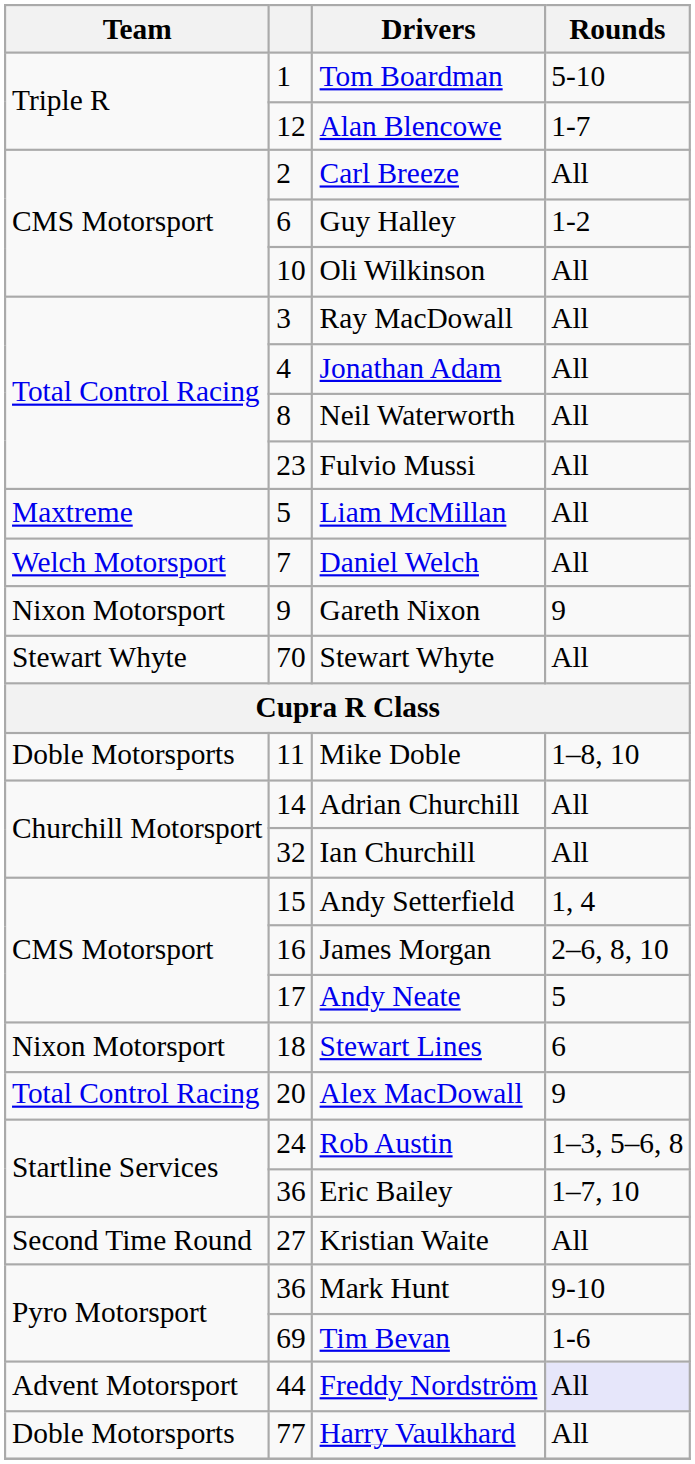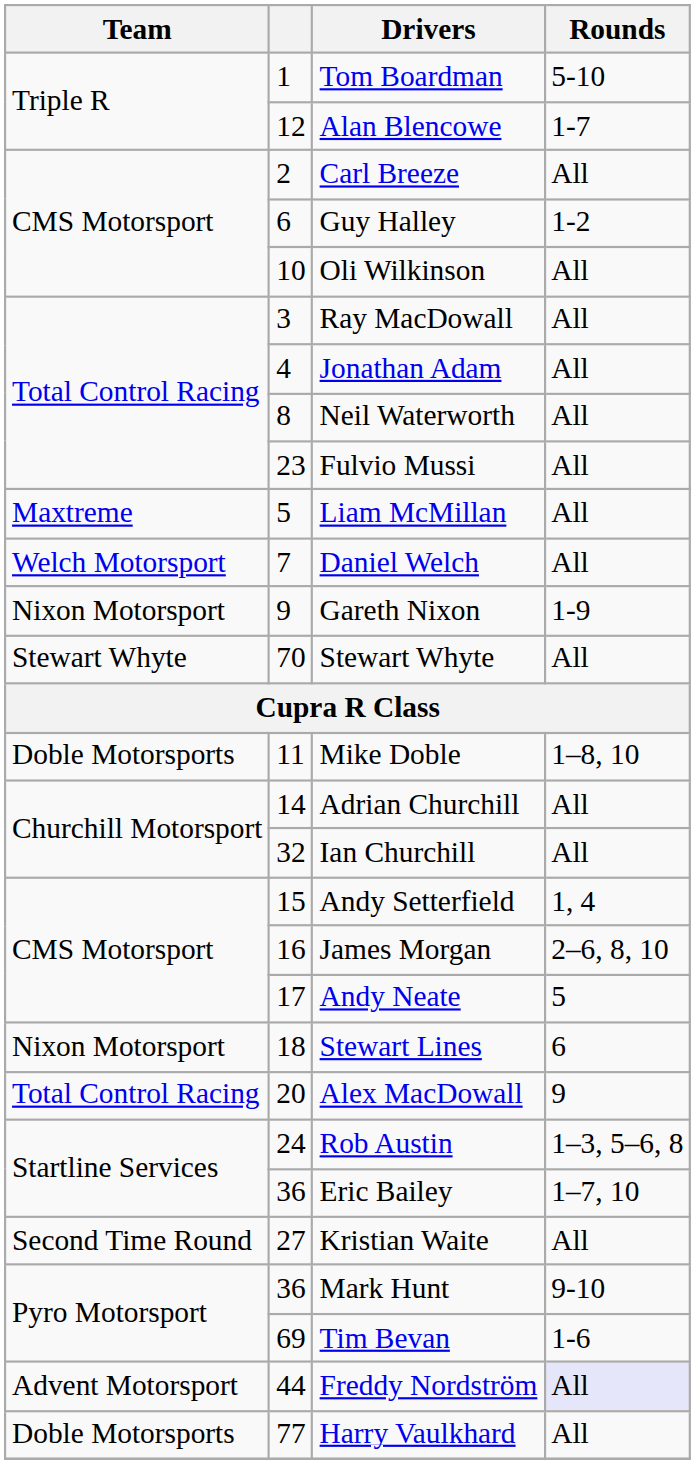(559, 609) 9 -> (571, 609) 1-9
